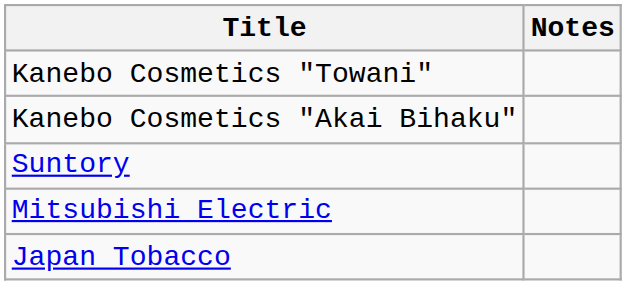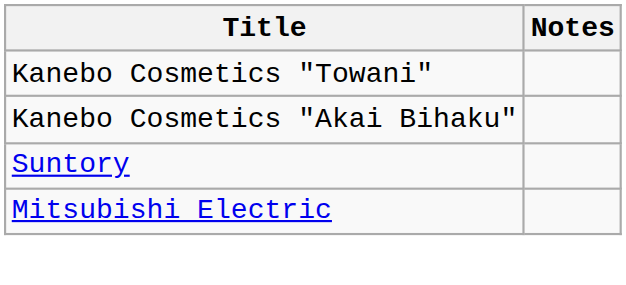- row: (121, 257)
